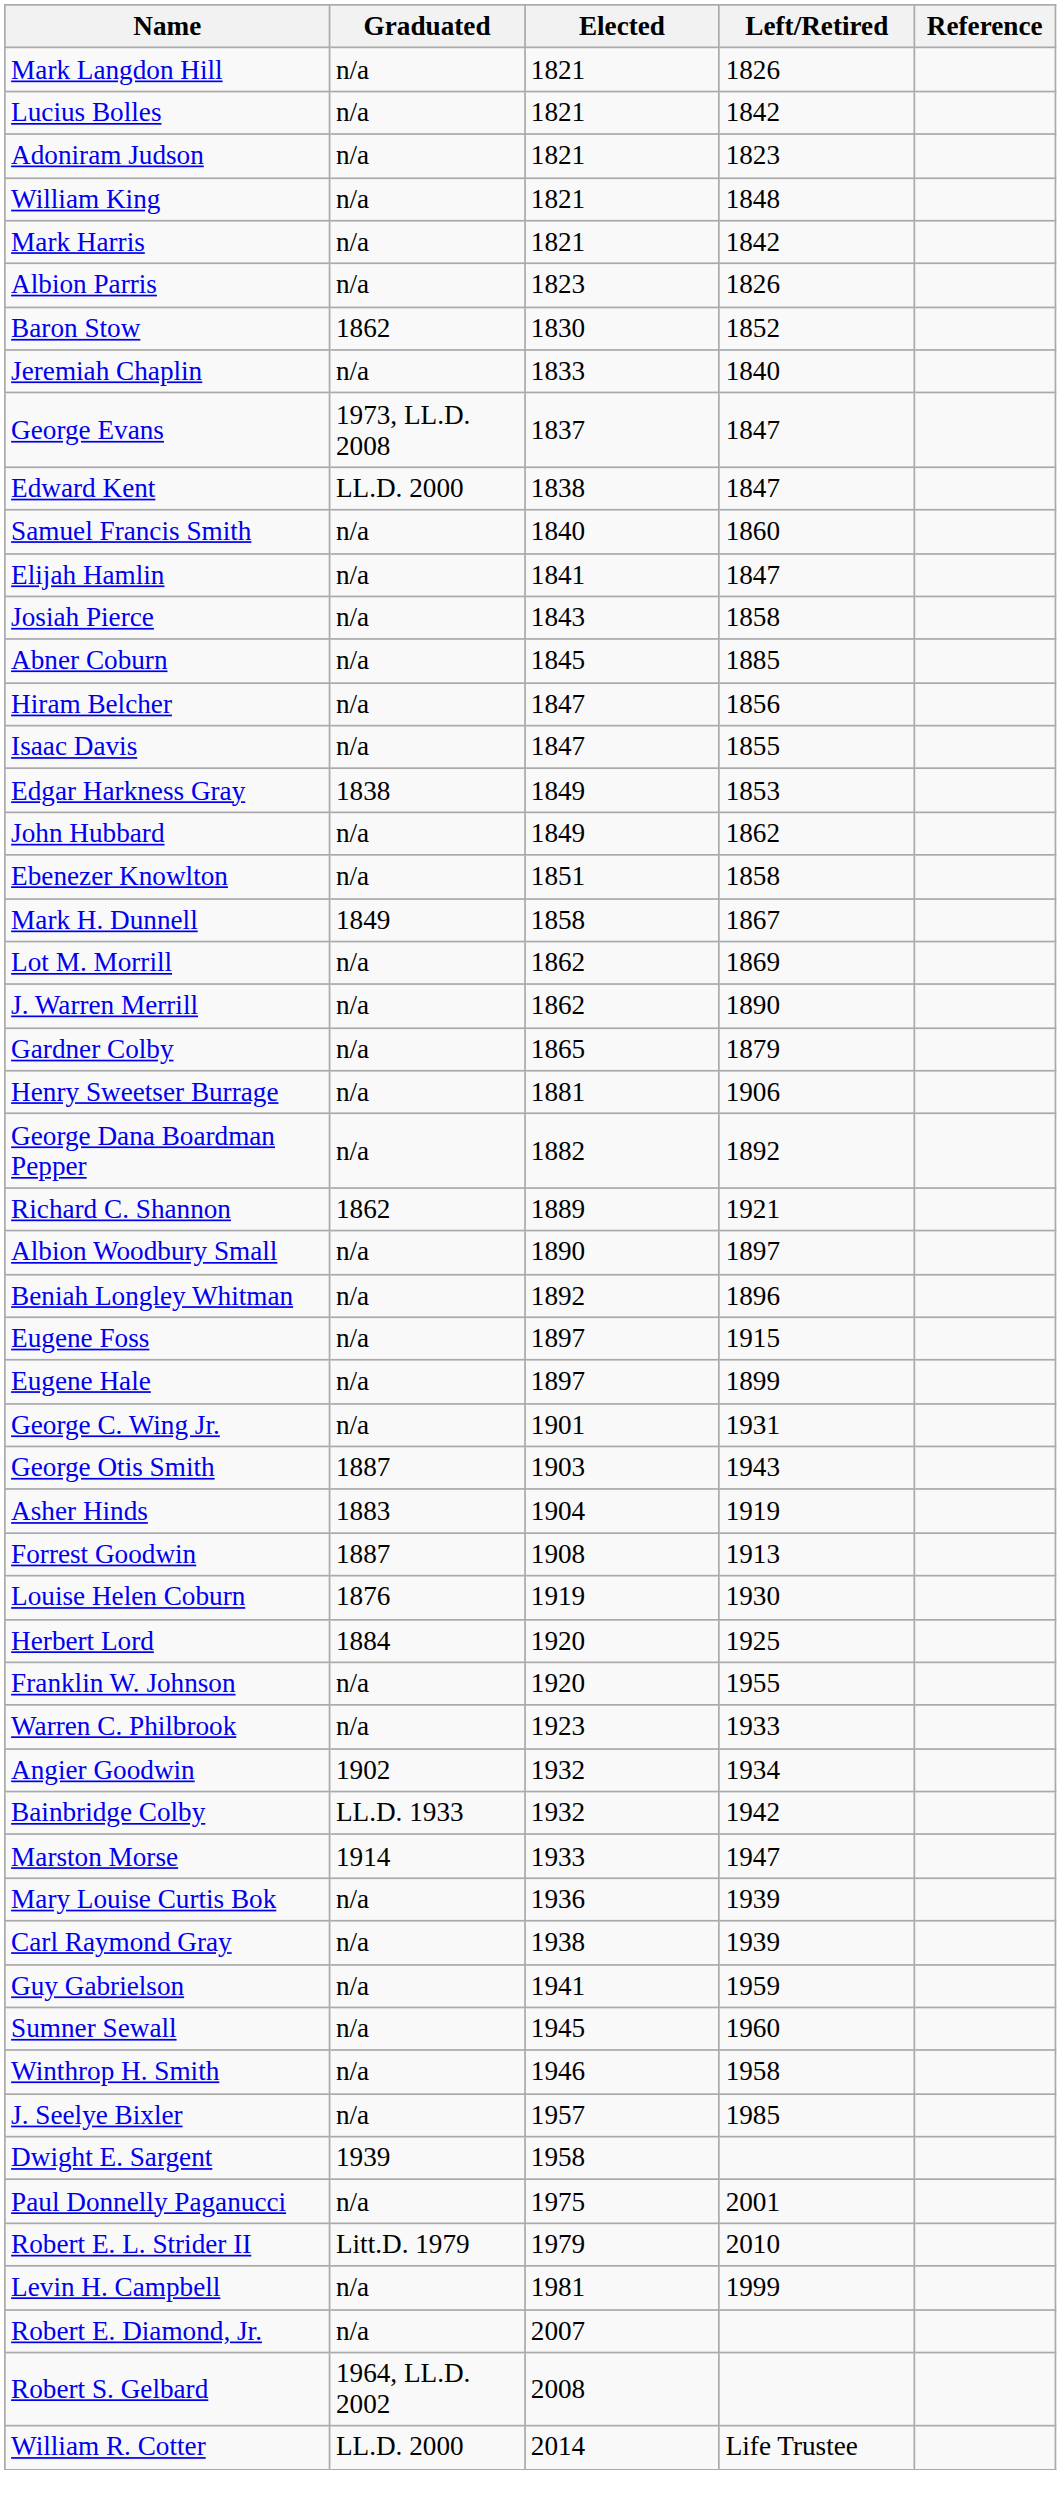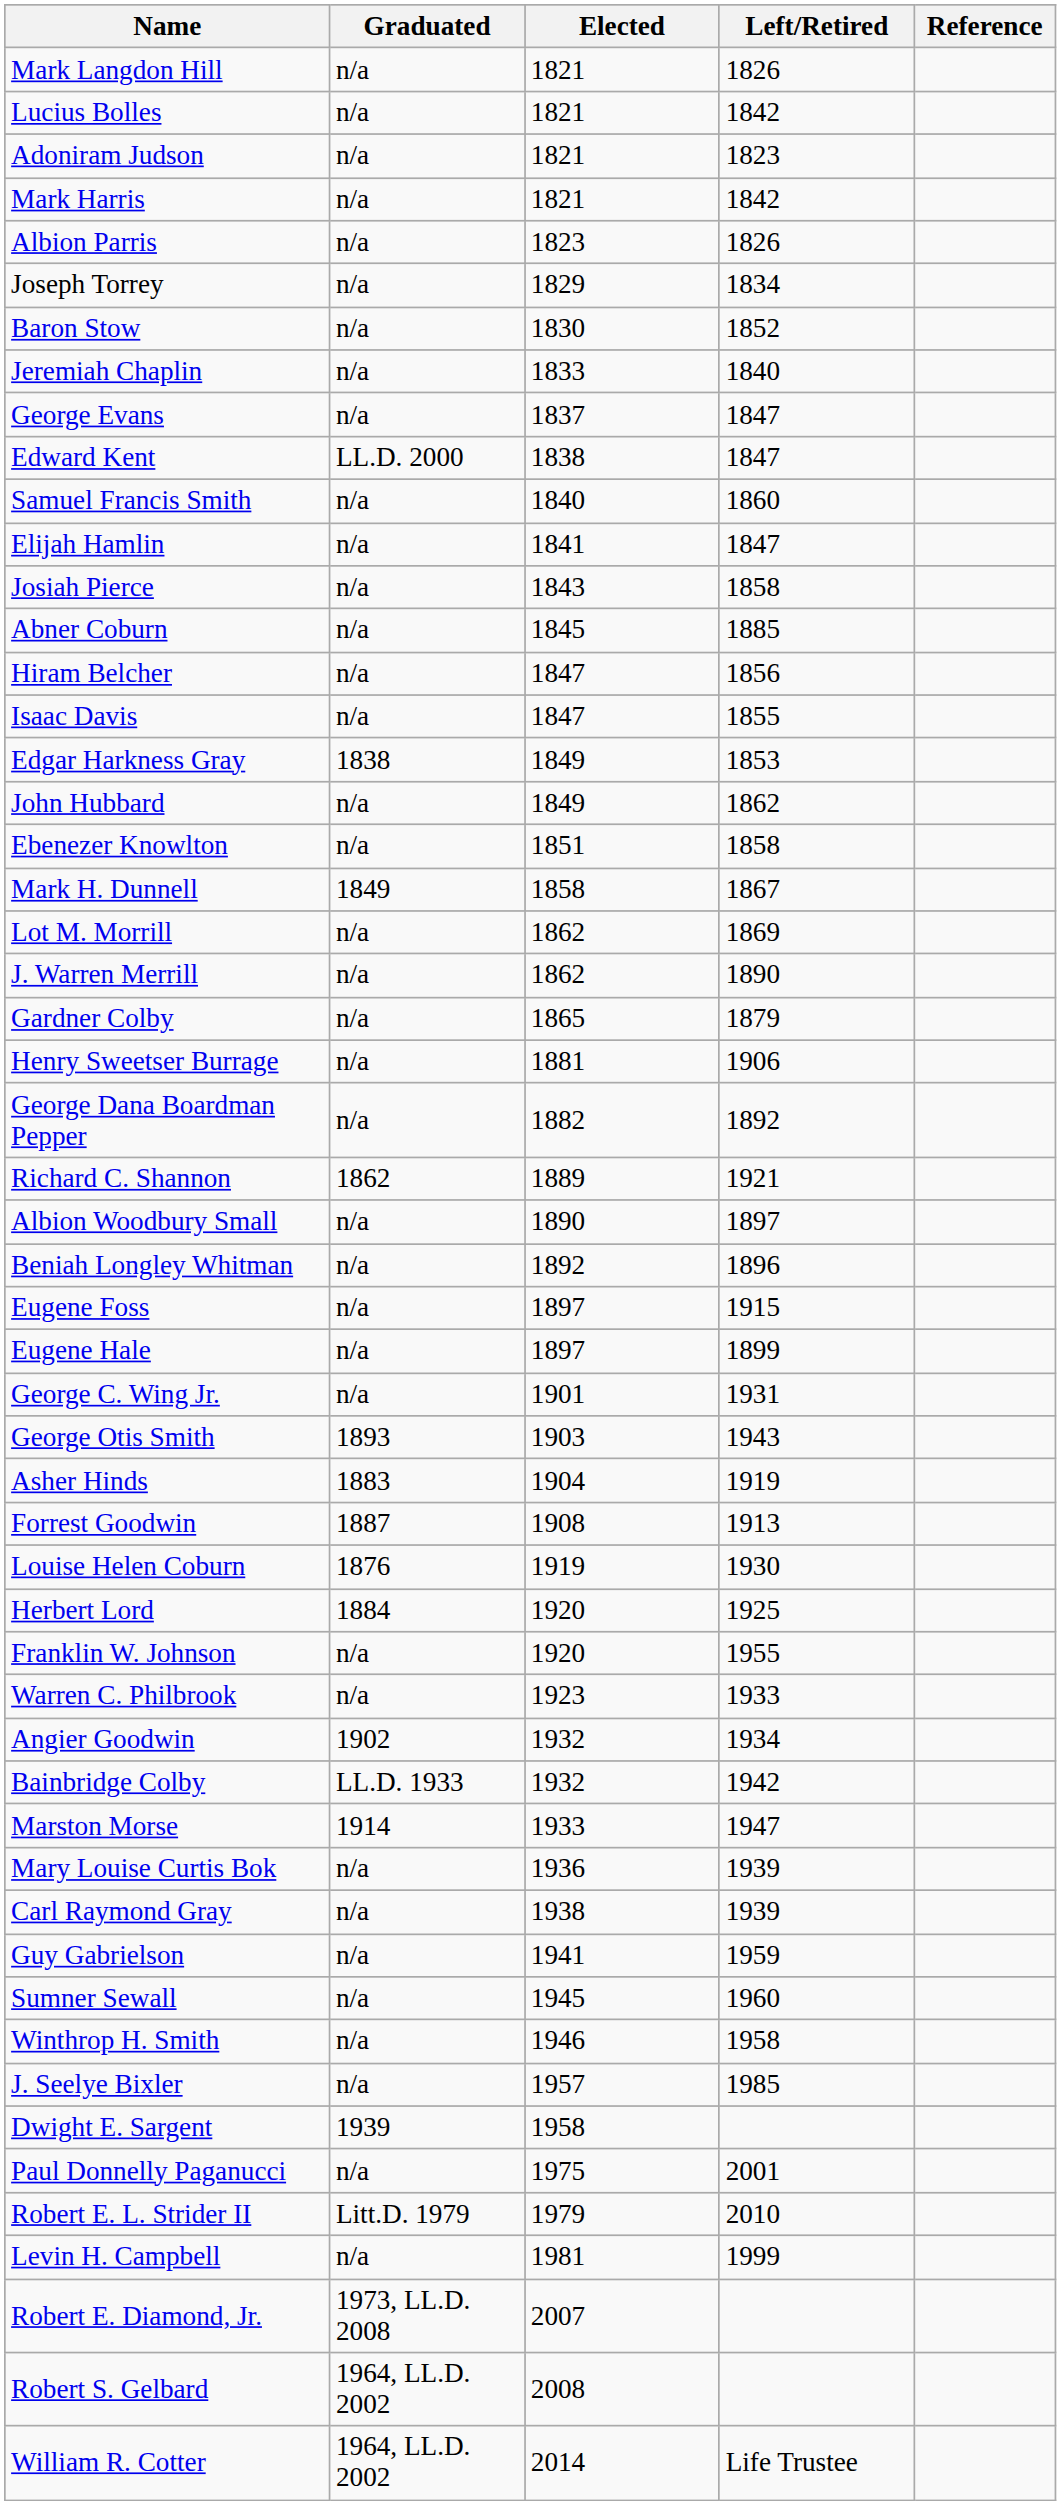- row: (86, 198)
+ row: (87, 284)
(363, 328) 1862 -> (353, 328) n/a
(403, 429) 1973, LL.D. 2008 -> (353, 414) n/a
(363, 1467) 1887 -> (363, 1437) 1893
(353, 2330) n/a -> (403, 2315) 1973, LL.D. 2008
(400, 2447) LL.D. 2000 -> (403, 2462) 1964, LL.D. 2002
